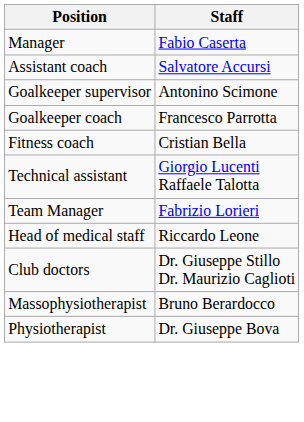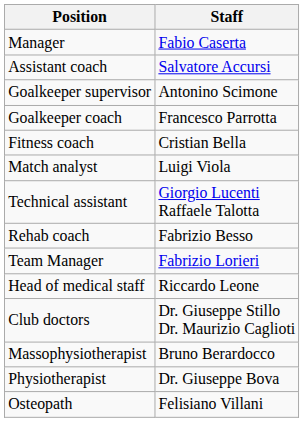+ row: (53, 167)
+ row: (49, 235)
+ row: (40, 404)
